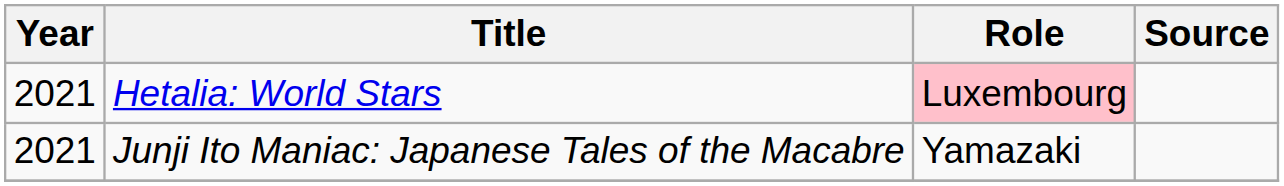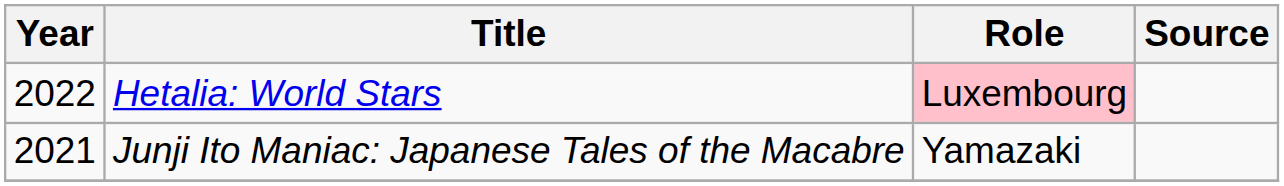(55, 92) 2021 -> (55, 92) 2022
